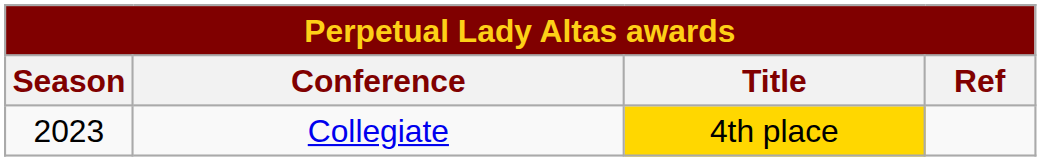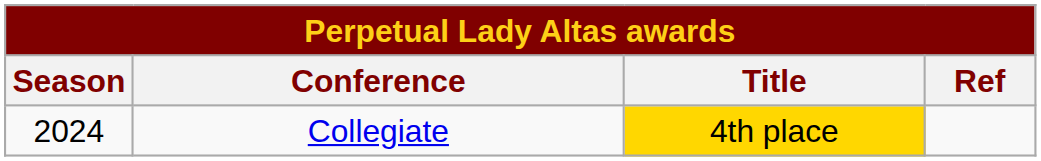(69, 131) 2023 -> (69, 131) 2024
